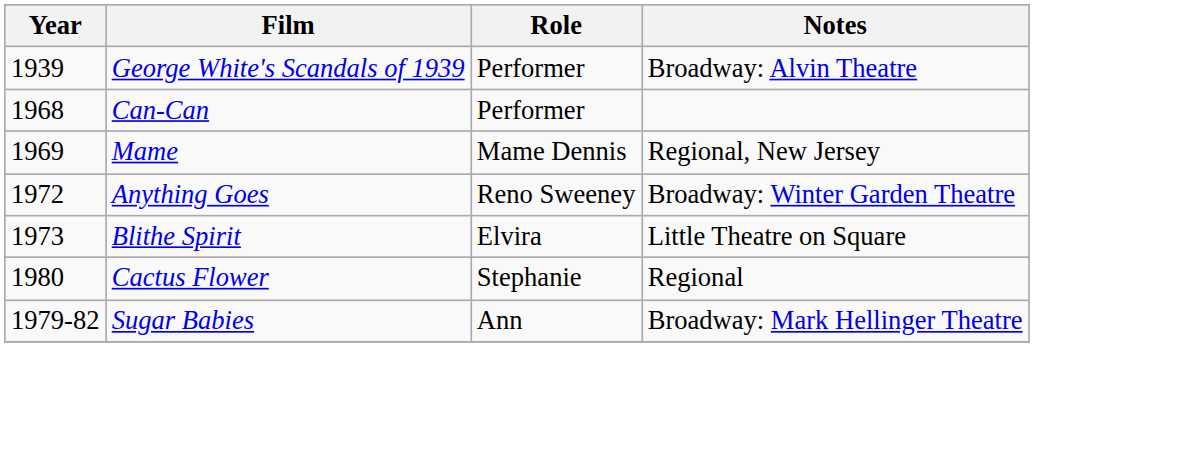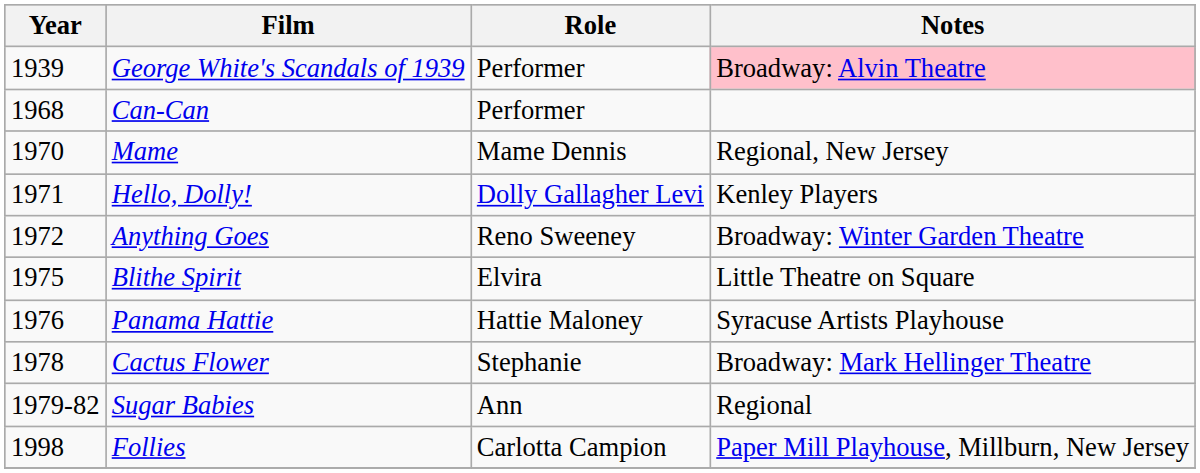(782, 67) no background -> (851, 67) pink background
(38, 151) 1969 -> (38, 151) 1970
+ row: (182, 194)
(38, 236) 1973 -> (38, 278) 1975
+ row: (193, 320)
(38, 278) 1980 -> (38, 362) 1978
(696, 278) Regional -> (904, 362) Broadway: Mark Hellinger Theatre
(835, 320) Broadway: Mark Hellinger Theatre -> (764, 404) Regional
+ row: (149, 446)
